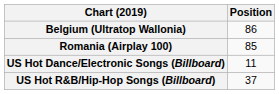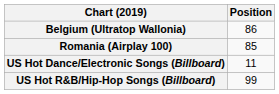(251, 81) 37 -> (251, 81) 99
